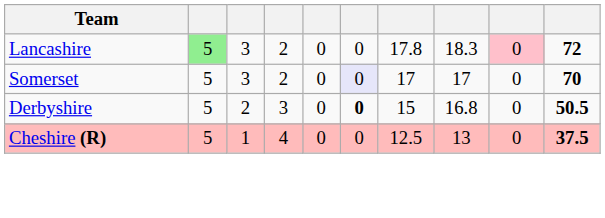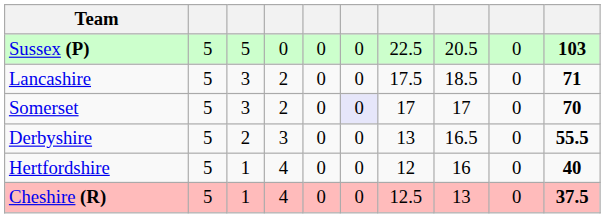+ row: (49, 49)
(208, 49) lightgreen background -> (208, 78) no background
(406, 49) 17.8 -> (406, 78) 17.5
(461, 49) 18.3 -> (461, 78) 18.5
(517, 49) pink background -> (517, 78) no background
(572, 49) 72 -> (572, 78) 71
(359, 108) bold -> (359, 138) normal
(406, 108) 15 -> (406, 138) 13
(461, 108) 16.8 -> (461, 138) 16.5
(572, 108) 50.5 -> (572, 138) 55.5
+ row: (59, 167)
